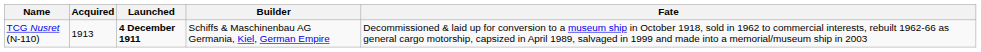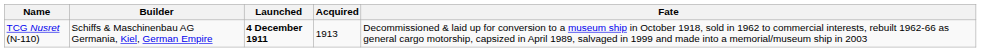columns swapped: (274, 12) <-> (93, 12)
